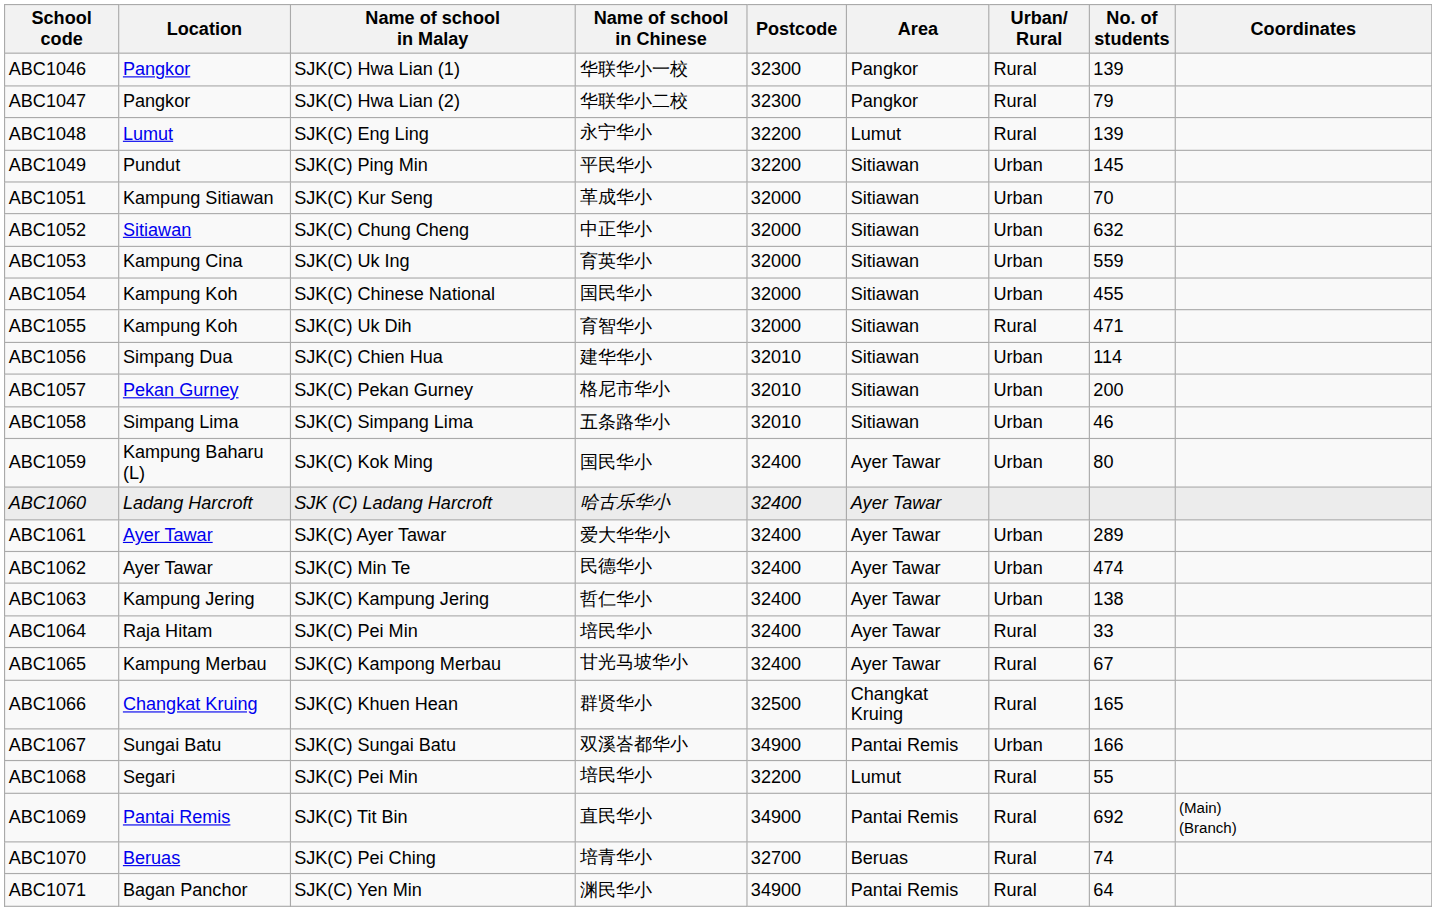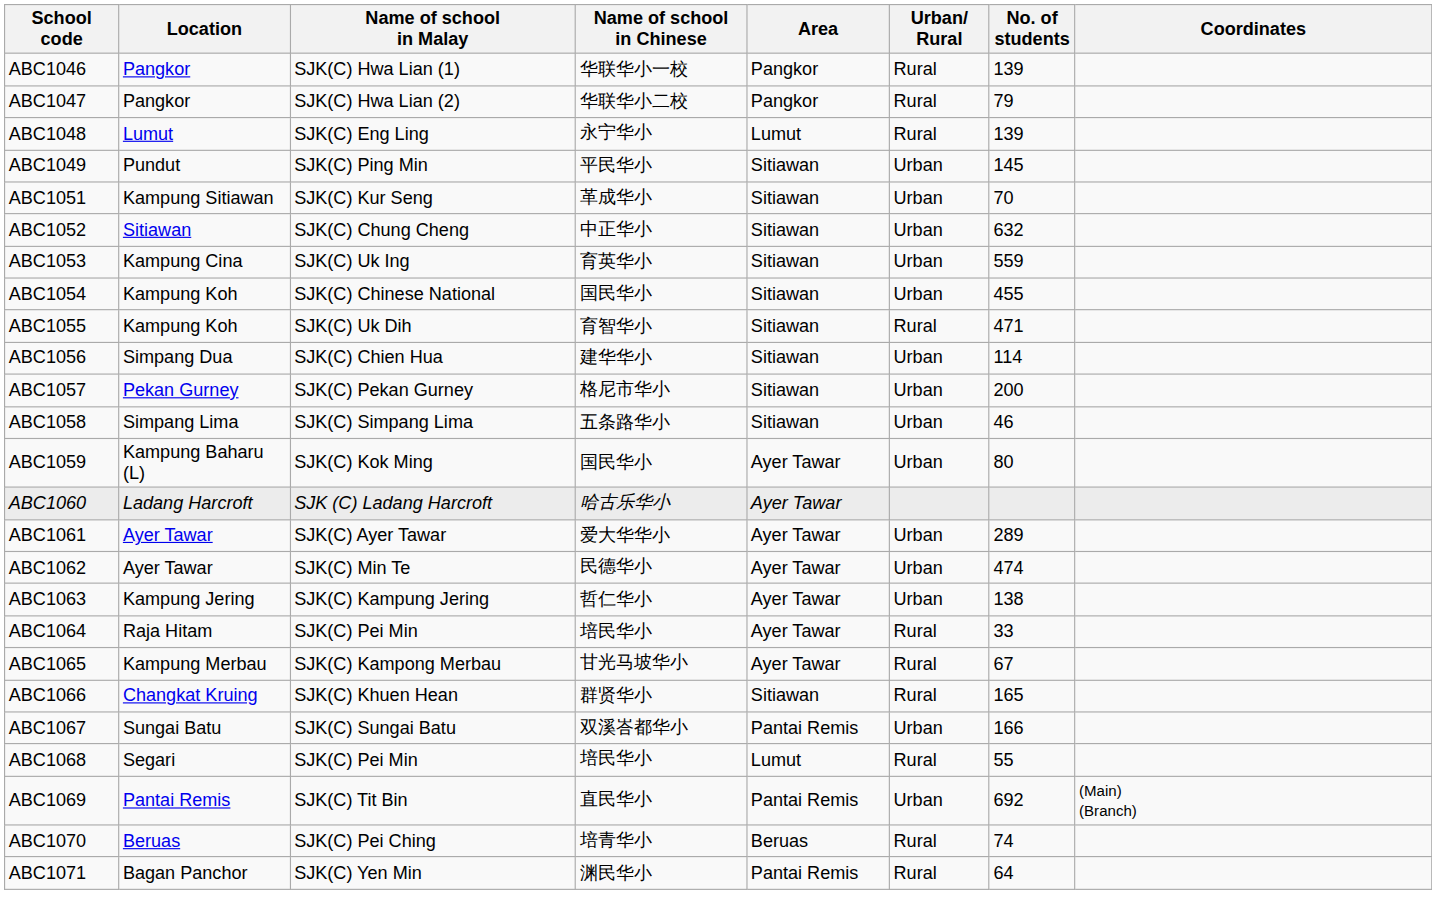- column: (797, 29)
(889, 704) Changkat Kruing -> (785, 695) Sitiawan
(1015, 817) Rural -> (918, 800) Urban
